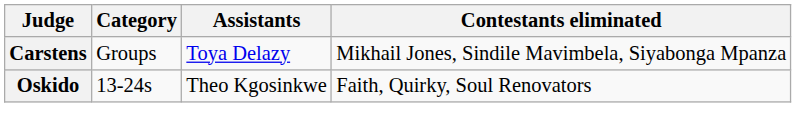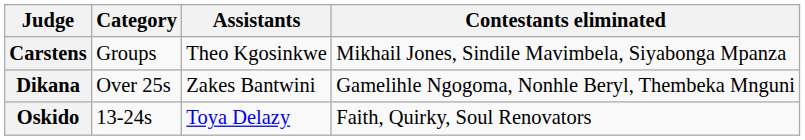(238, 53) Toya Delazy -> (257, 53) Theo Kgosinkwe
+ row: (48, 85)
(257, 85) Theo Kgosinkwe -> (238, 118) Toya Delazy
